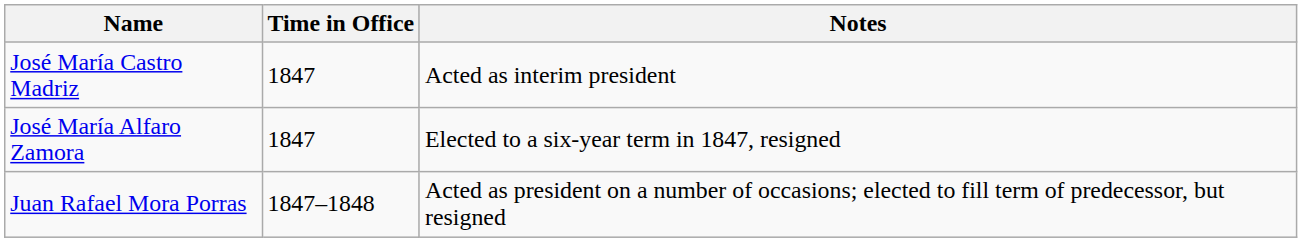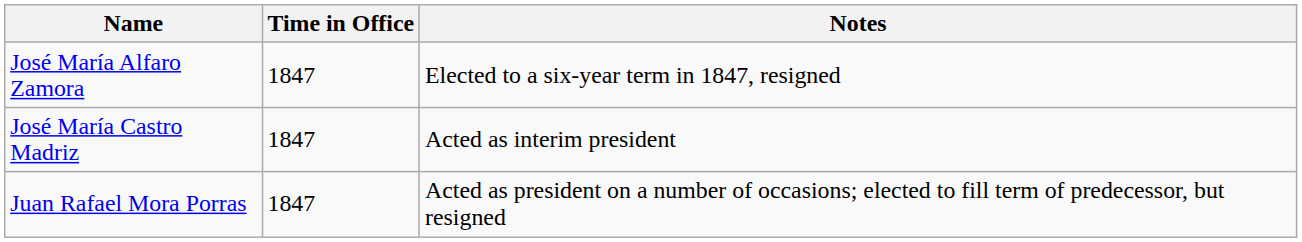rows swapped: (96, 74) <-> (96, 139)
(321, 203) 1847–1848 -> (291, 203) 1847
